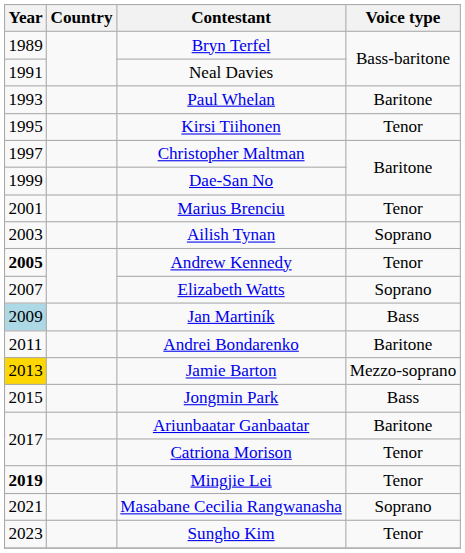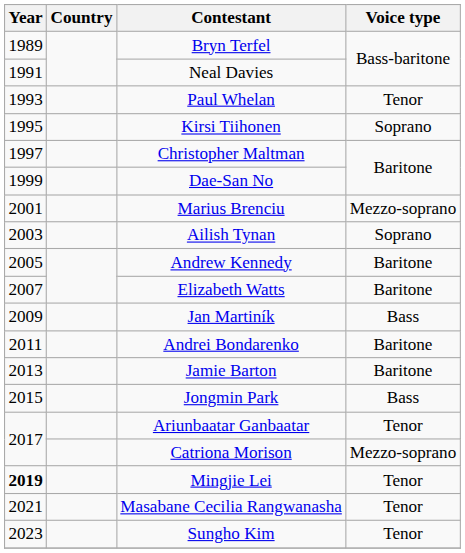(403, 99) Baritone -> (403, 99) Tenor
(403, 126) Tenor -> (403, 126) Soprano
(403, 208) Tenor -> (403, 208) Mezzo-soprano
(26, 262) bold -> (26, 262) normal
(403, 262) Tenor -> (403, 262) Baritone
(403, 289) Soprano -> (403, 289) Baritone
(26, 316) lightblue background -> (26, 316) no background
(26, 371) gold background -> (26, 371) no background
(403, 371) Mezzo-soprano -> (403, 371) Baritone
(403, 425) Baritone -> (403, 425) Tenor
(403, 452) Tenor -> (403, 452) Mezzo-soprano
(403, 506) Soprano -> (403, 506) Tenor
